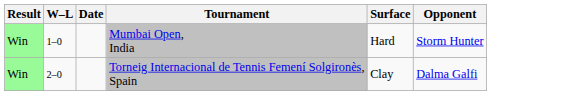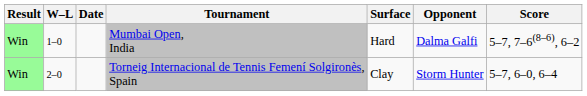+ column: (534, 14)
(450, 40) Storm Hunter -> (447, 40) Dalma Galfi
(447, 74) Dalma Galfi -> (450, 74) Storm Hunter
